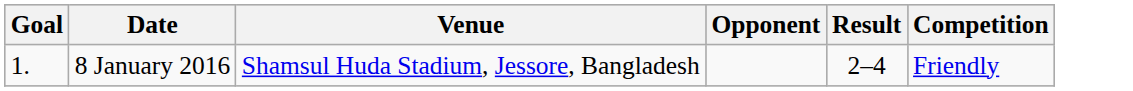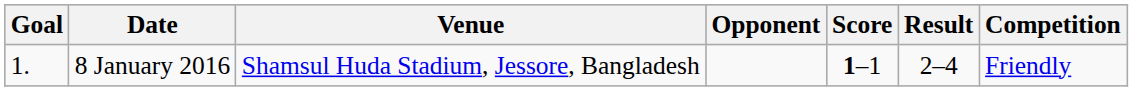+ column: (862, 24)
